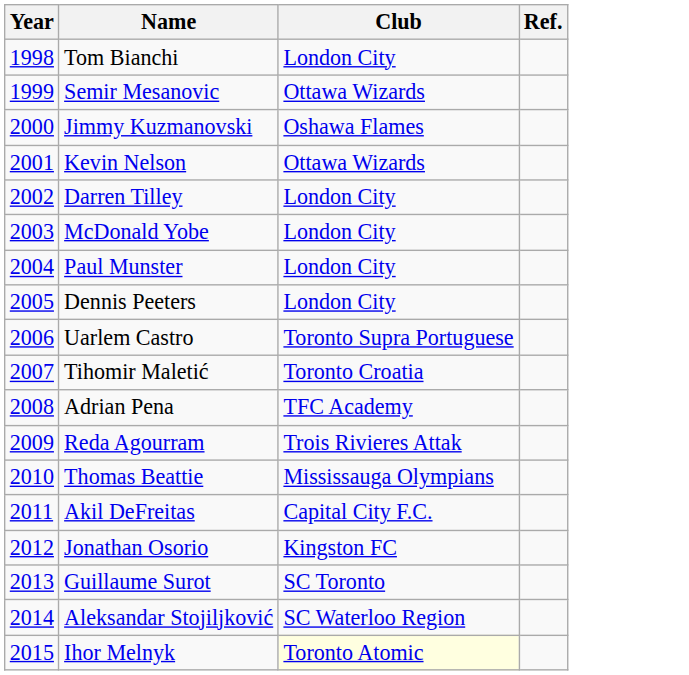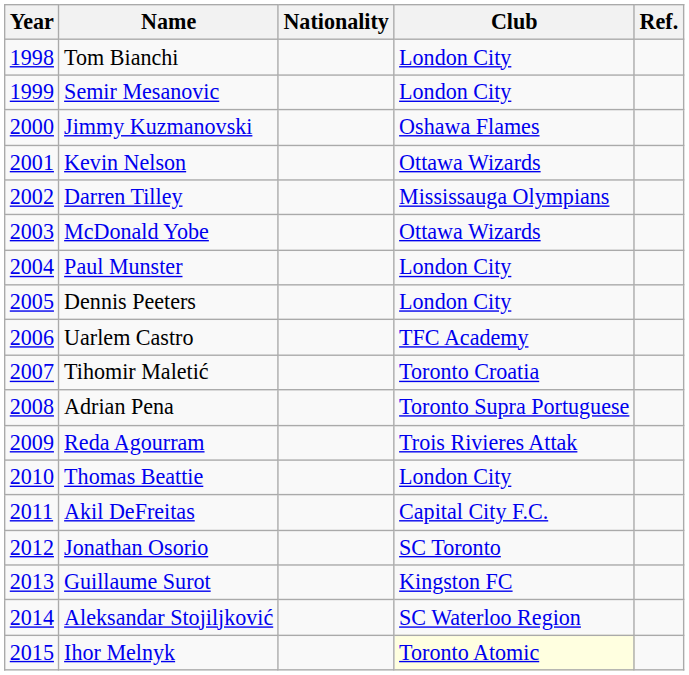+ column: (336, 22)
(354, 92) Ottawa Wizards -> (455, 92) London City
(340, 197) London City -> (504, 197) Mississauga Olympians
(340, 232) London City -> (470, 232) Ottawa Wizards
(399, 337) Toronto Supra Portuguese -> (464, 337) TFC Academy
(348, 407) TFC Academy -> (514, 407) Toronto Supra Portuguese
(389, 477) Mississauga Olympians -> (455, 477) London City
(340, 547) Kingston FC -> (450, 547) SC Toronto
(334, 582) SC Toronto -> (456, 582) Kingston FC
